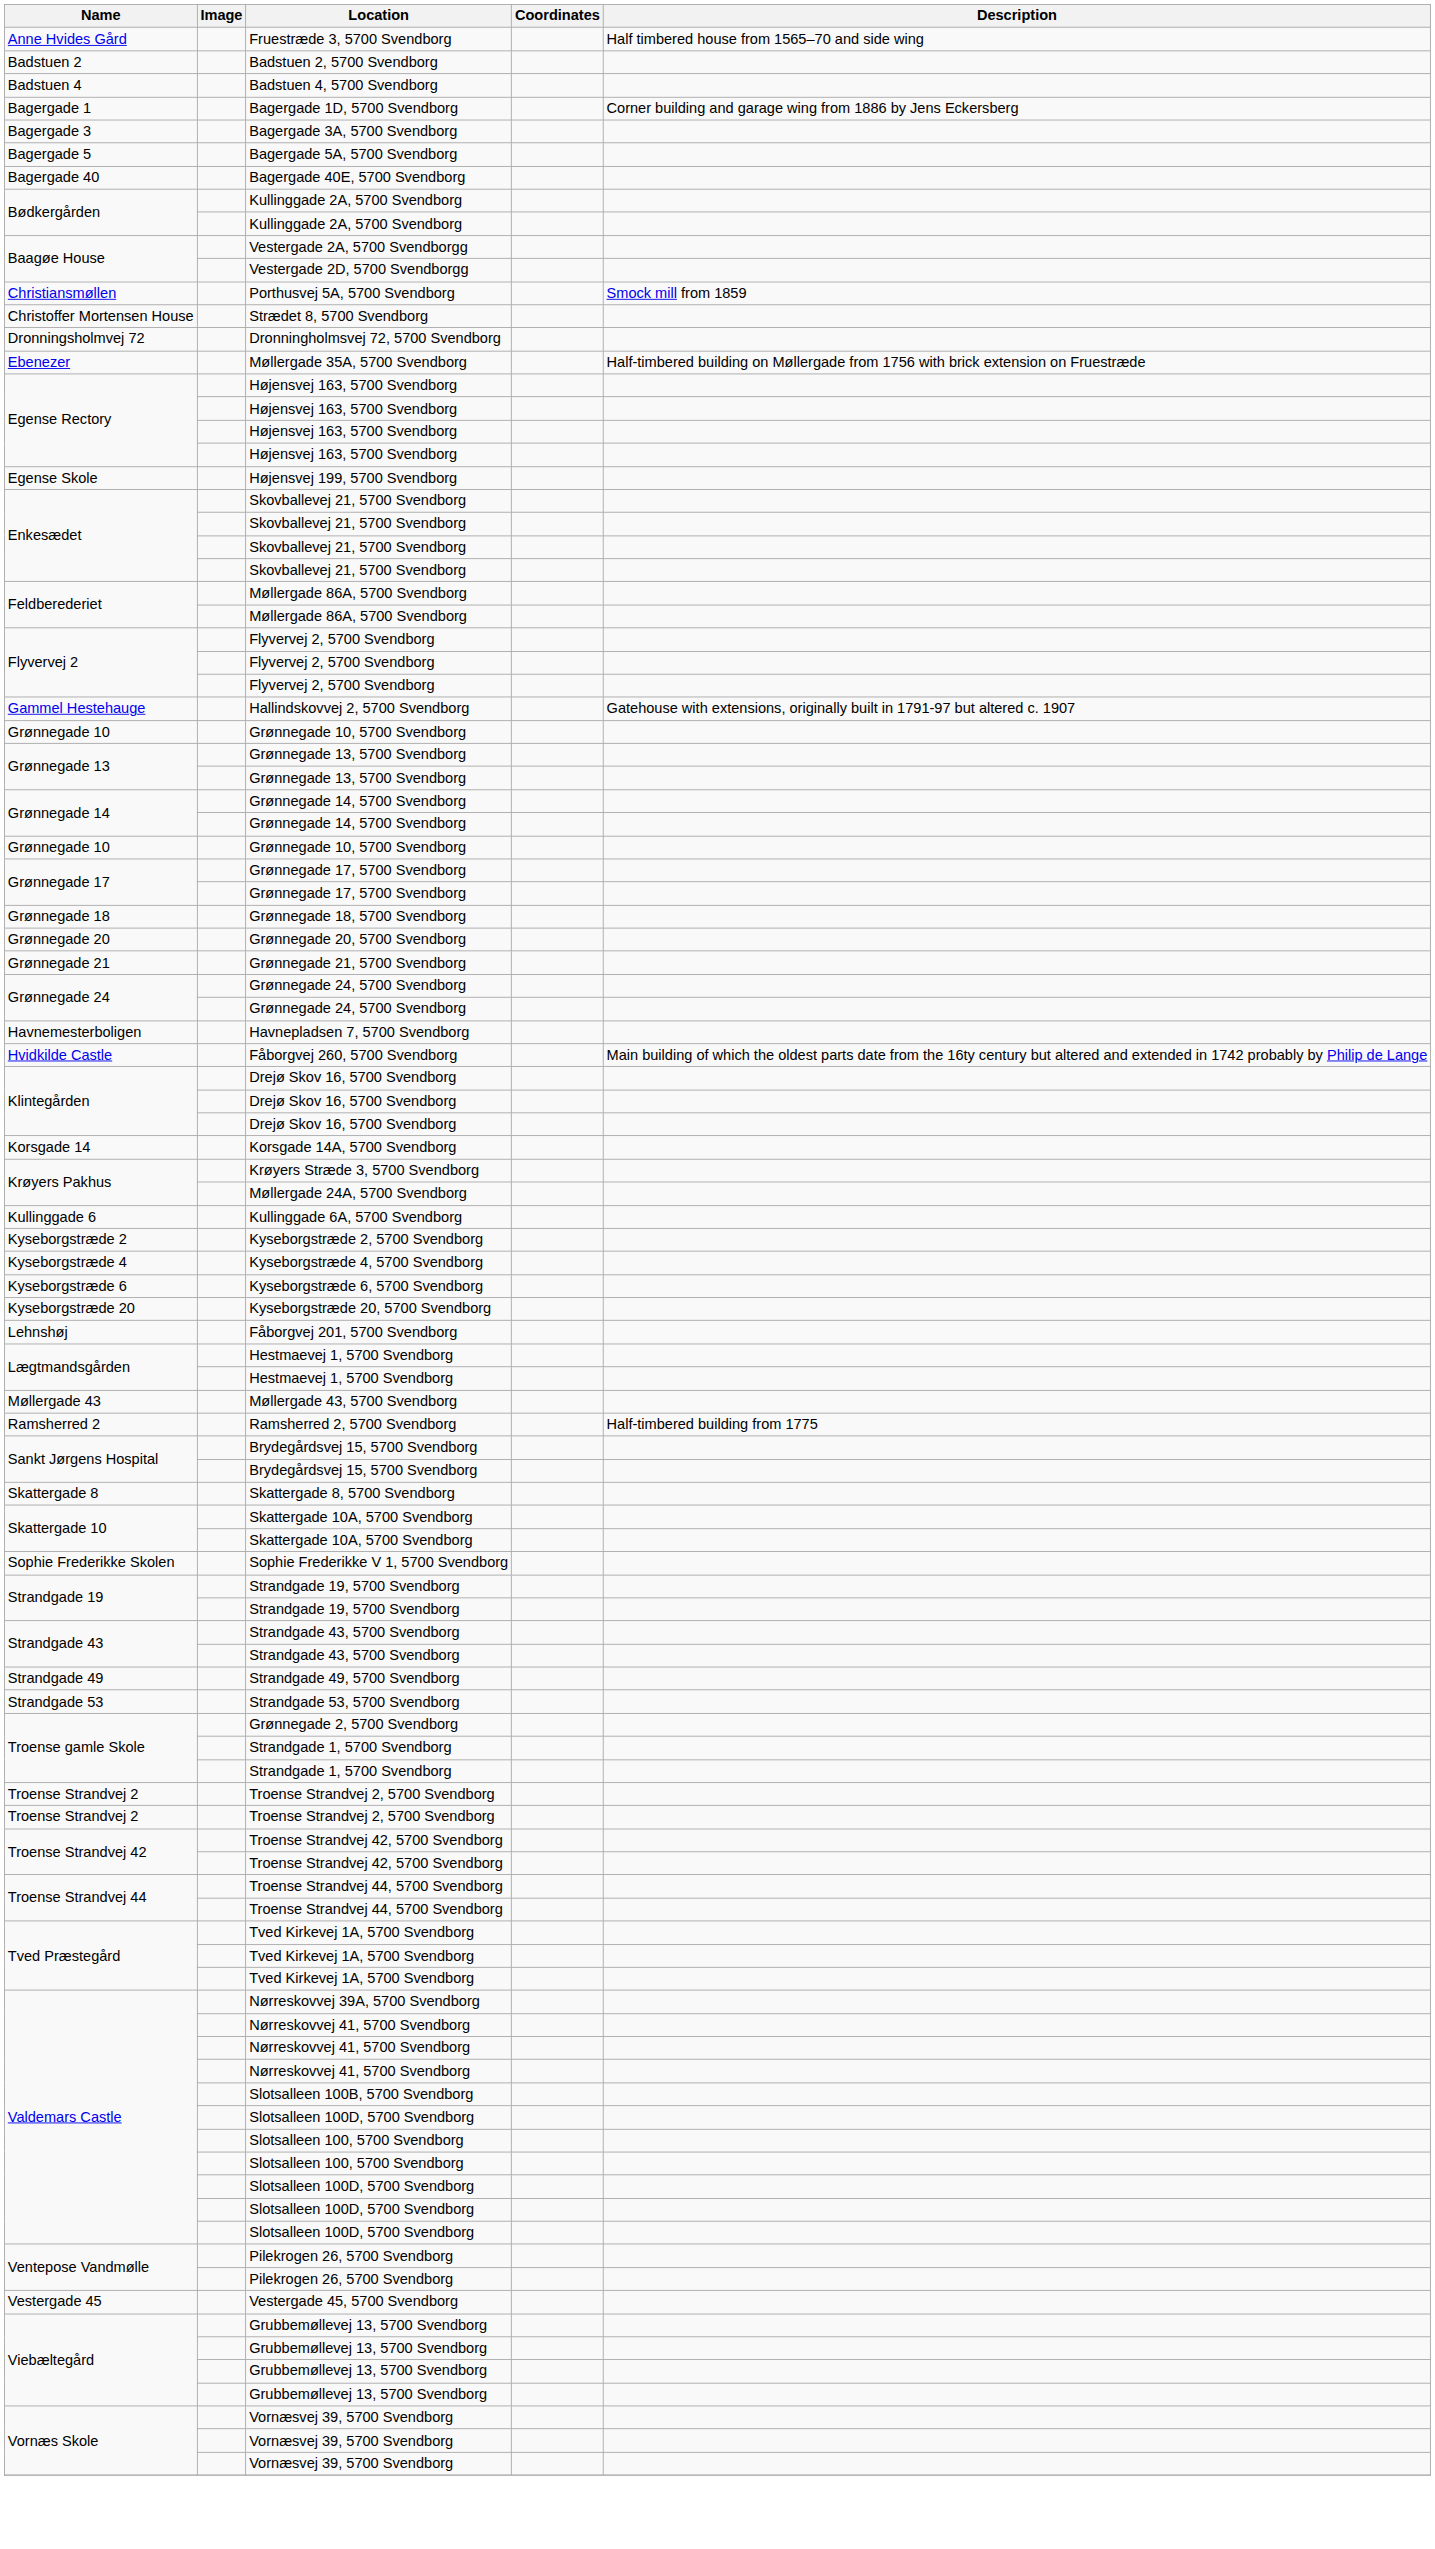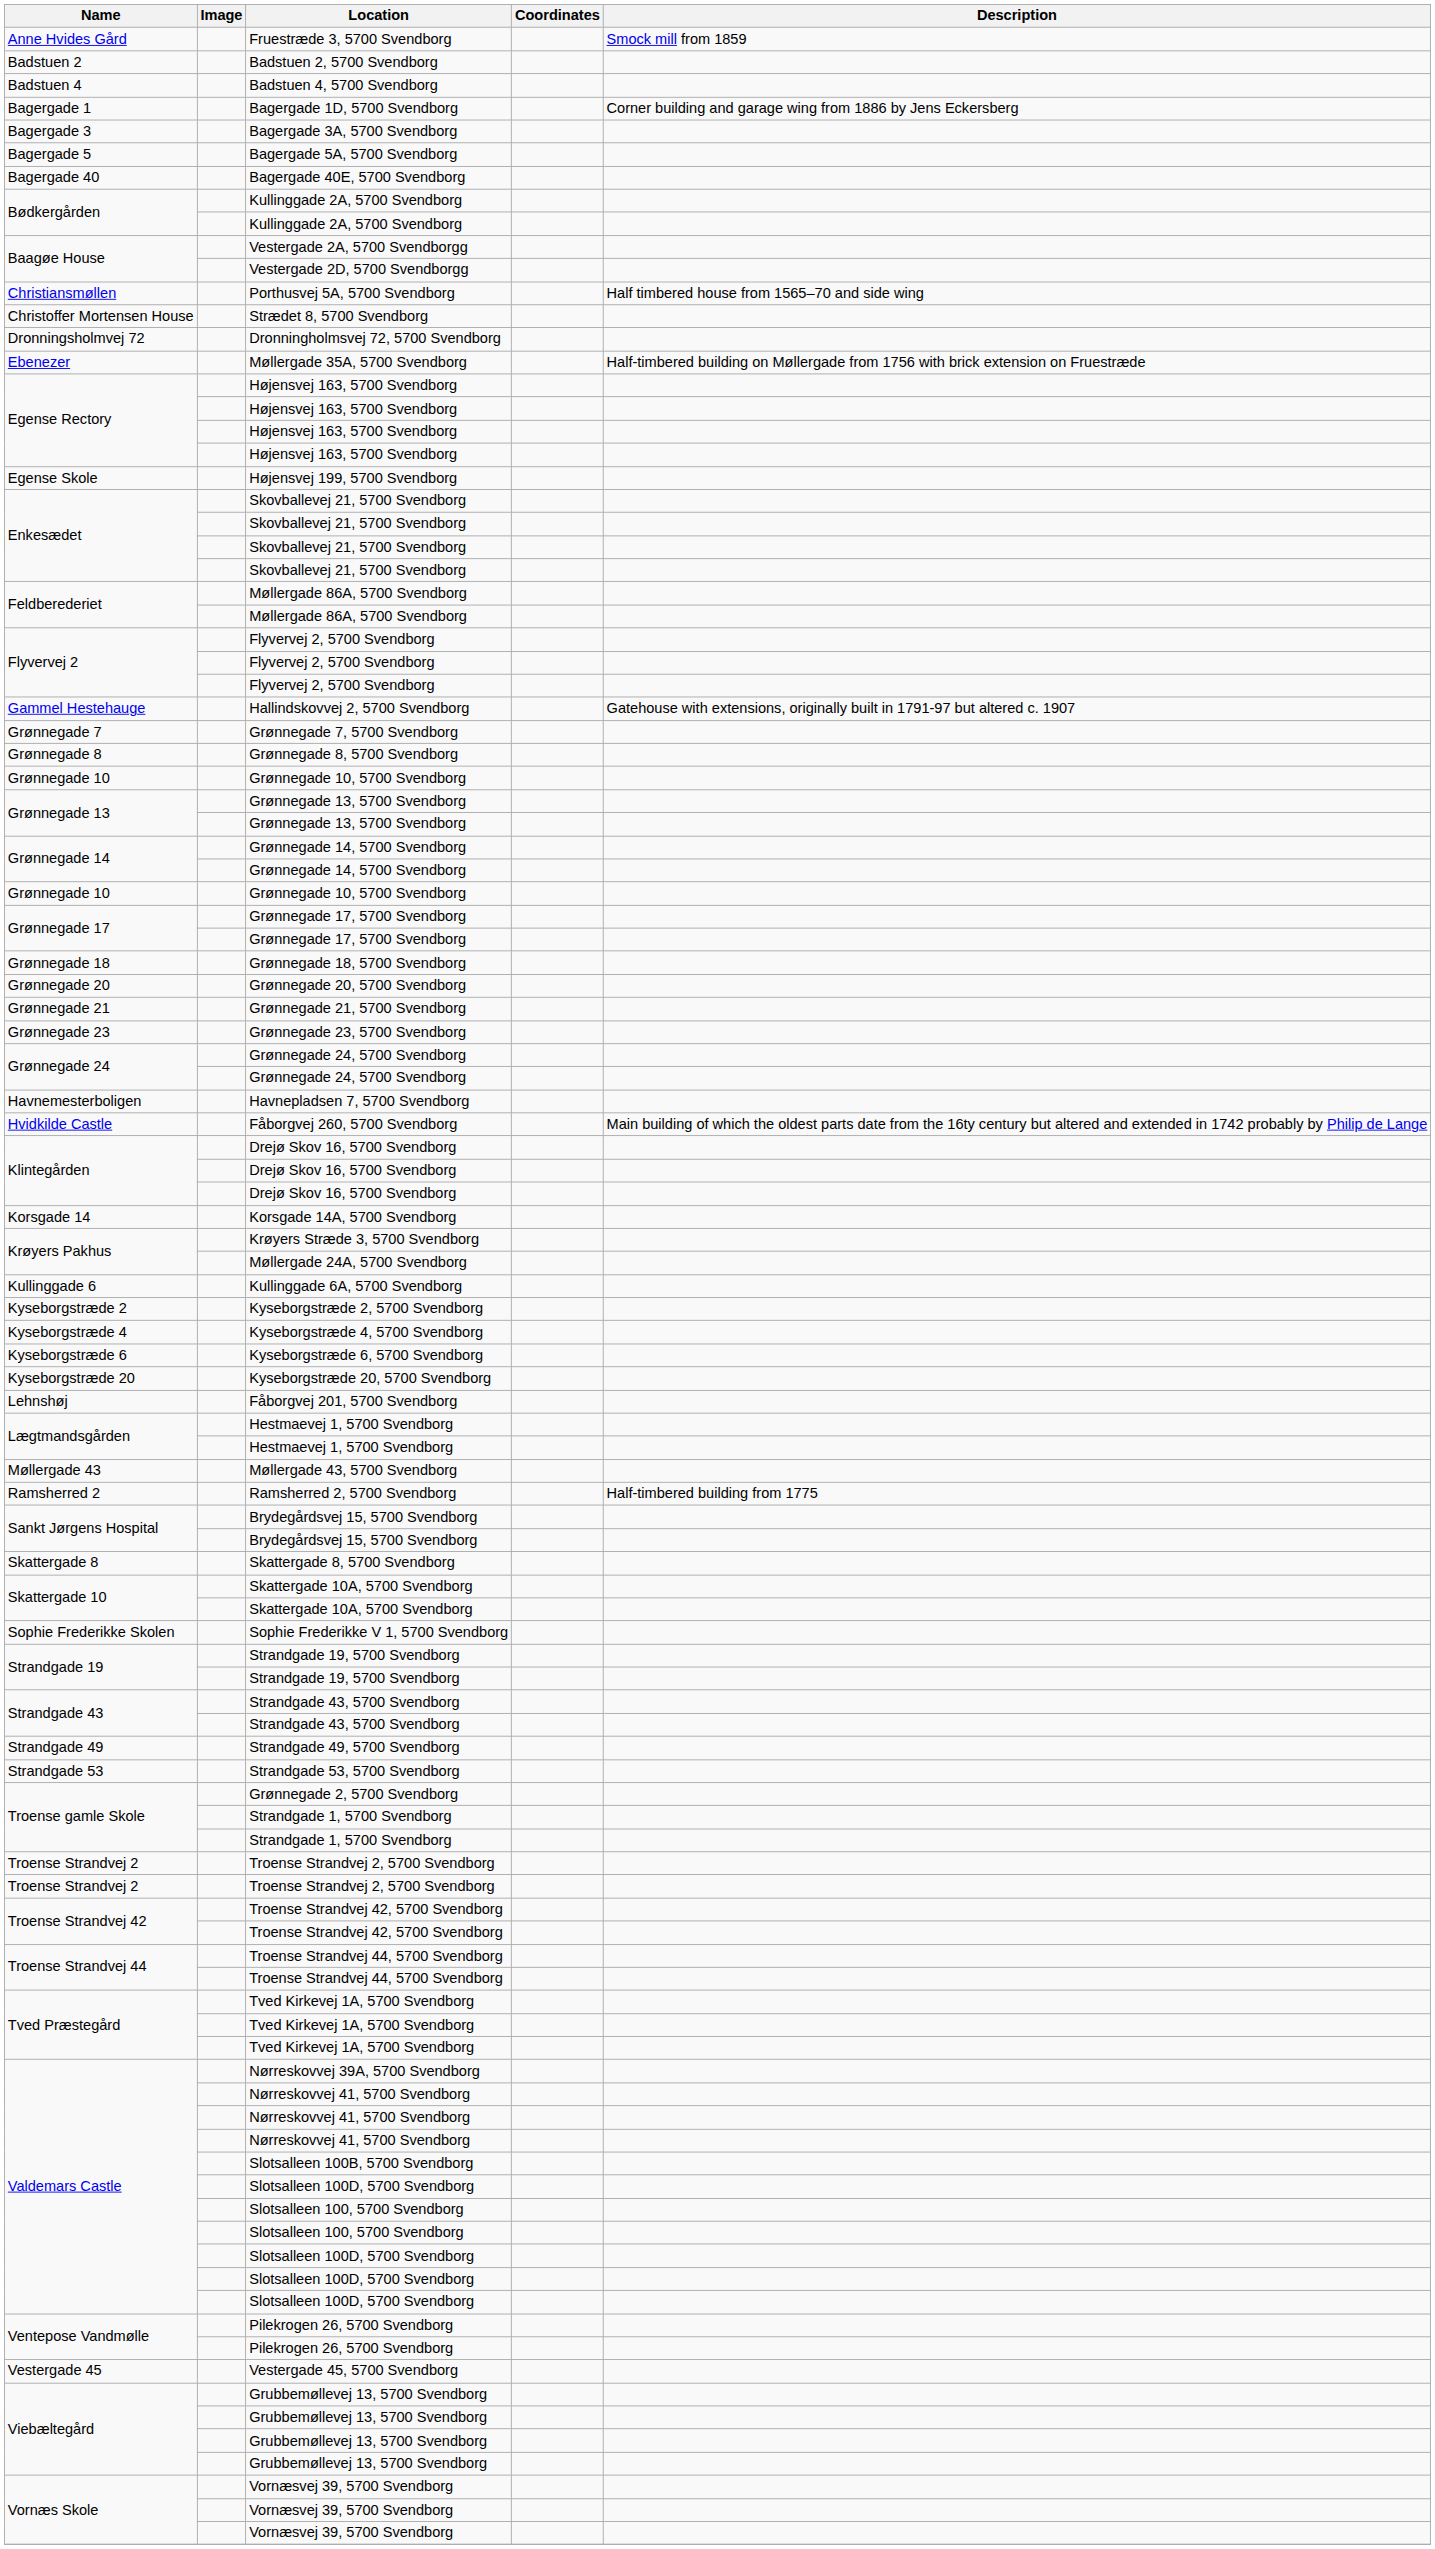(765, 39) Half timbered house from 1565–70 and side wing -> (677, 39) Smock mill from 1859
(677, 293) Smock mill from 1859 -> (765, 293) Half timbered house from 1565–70 and side wing
+ row: (55, 731)
+ row: (55, 754)
+ row: (59, 1032)
